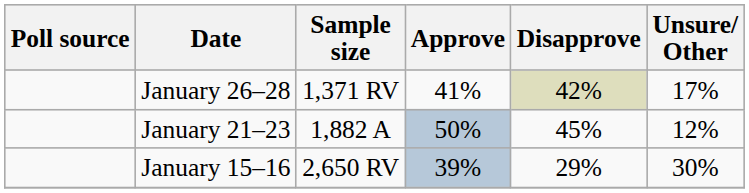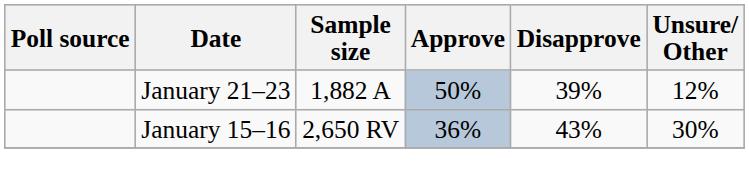- row: (216, 90)
(579, 129) 45% -> (579, 90) 39%
(458, 167) 39% -> (458, 129) 36%
(579, 167) 29% -> (579, 129) 43%
